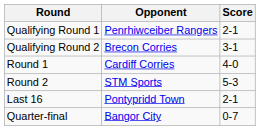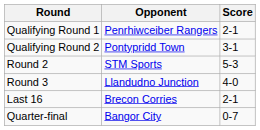(141, 47) Brecon Corries -> (145, 47) Pontypridd Town
- row: (27, 64)
+ row: (27, 82)
(145, 99) Pontypridd Town -> (141, 99) Brecon Corries
